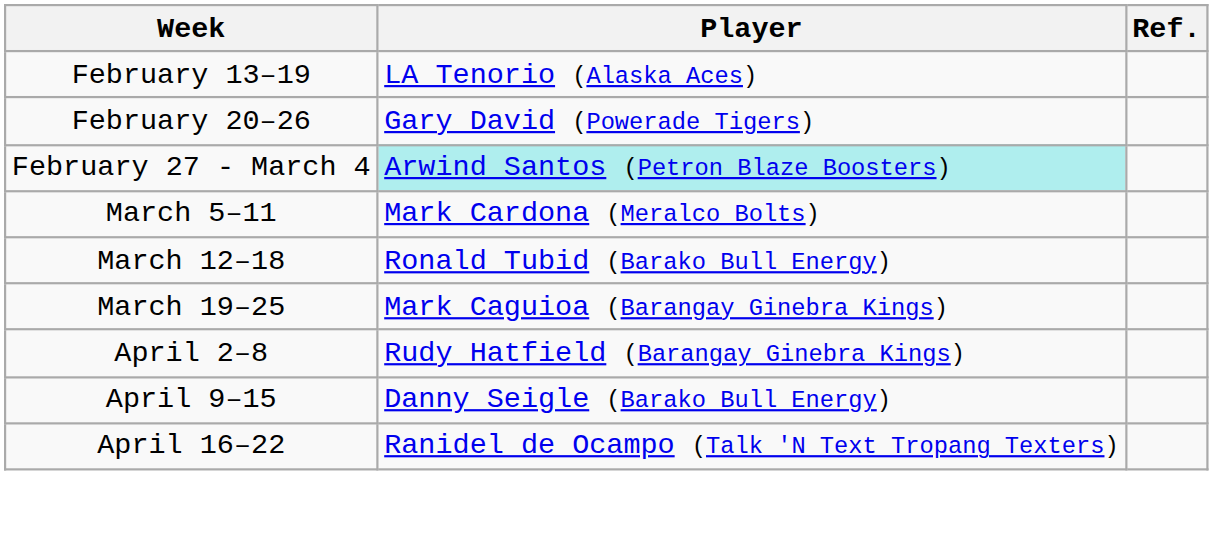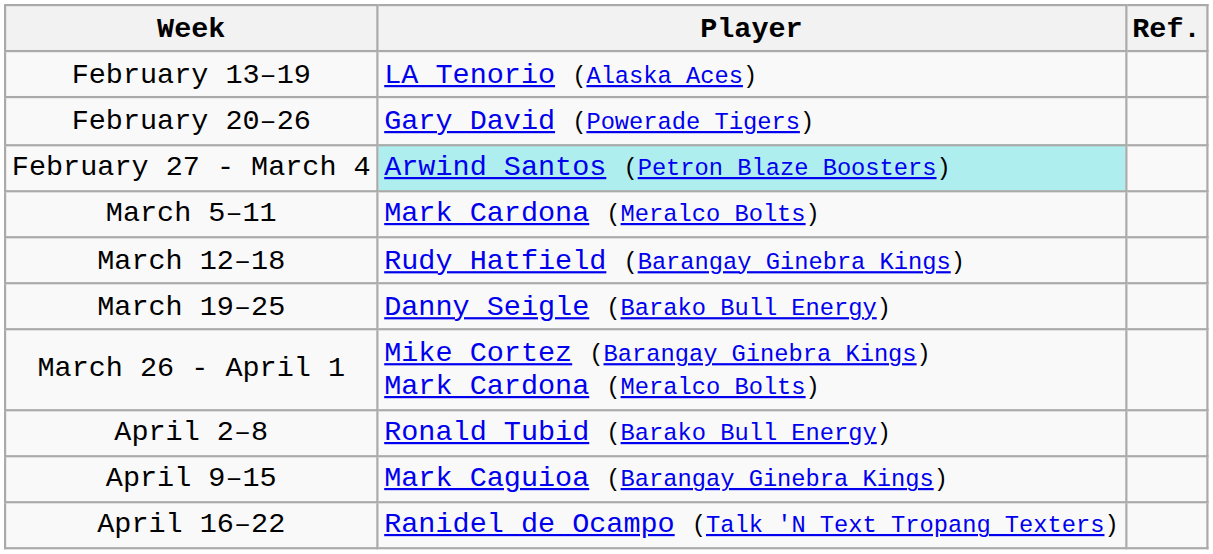(638, 260) Ronald Tubid (Barako Bull Energy) -> (675, 260) Rudy Hatfield (Barangay Ginebra Kings)
(666, 307) Mark Caguioa (Barangay Ginebra Kings) -> (638, 307) Danny Seigle (Barako Bull Energy)
+ row: (191, 370)
(675, 353) Rudy Hatfield (Barangay Ginebra Kings) -> (638, 432) Ronald Tubid (Barako Bull Energy)
(638, 400) Danny Seigle (Barako Bull Energy) -> (666, 479) Mark Caguioa (Barangay Ginebra Kings)
